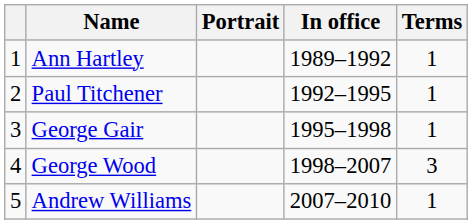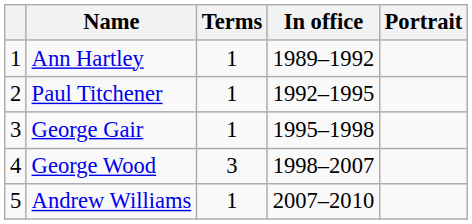columns swapped: (241, 22) <-> (432, 22)
